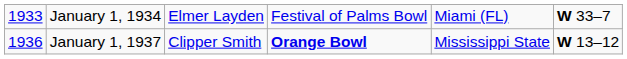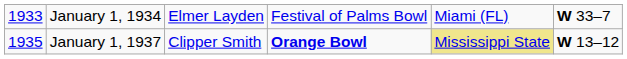(25, 41) 1936 -> (25, 41) 1935
(492, 41) no background -> (492, 41) khaki background
